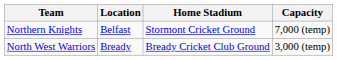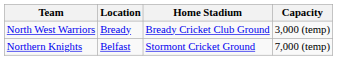rows swapped: (44, 30) <-> (51, 47)
